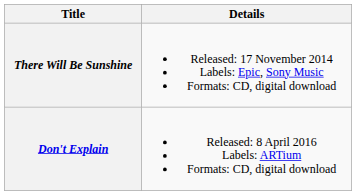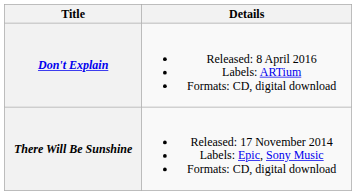rows swapped: (73, 65) <-> (73, 148)
